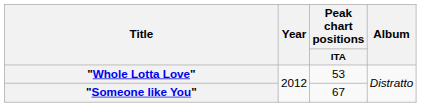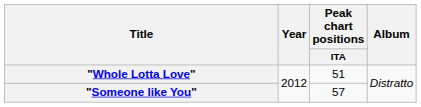(338, 74) 53 -> (338, 74) 51
(338, 92) 67 -> (338, 92) 57
